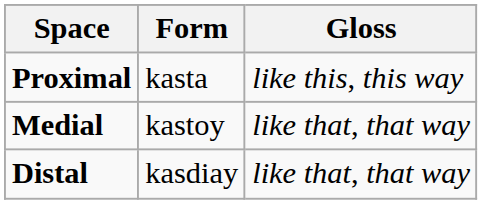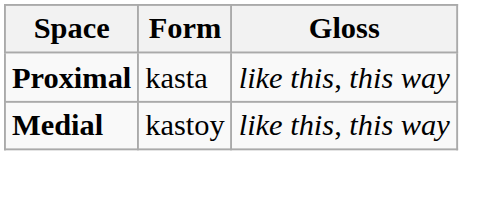(361, 125) like that, that way -> (344, 125) like this, this way
- row: (50, 173)
